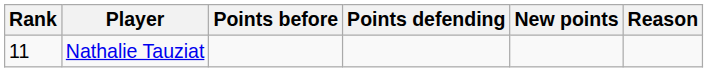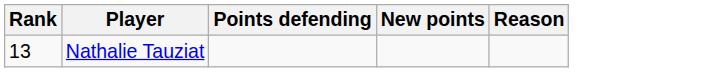- column: (276, 19)
(19, 50) 11 -> (20, 50) 13
